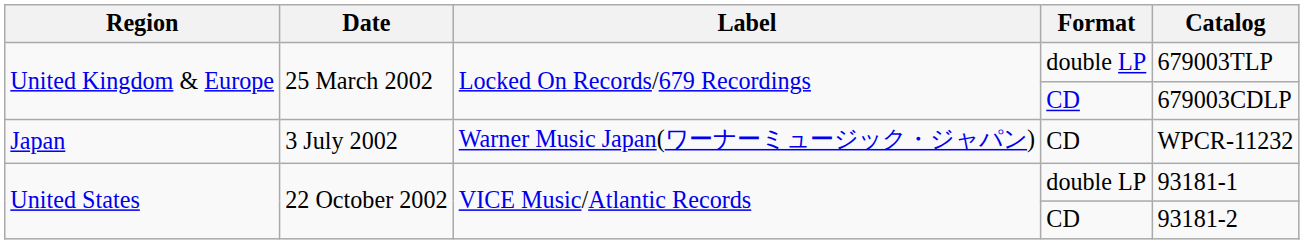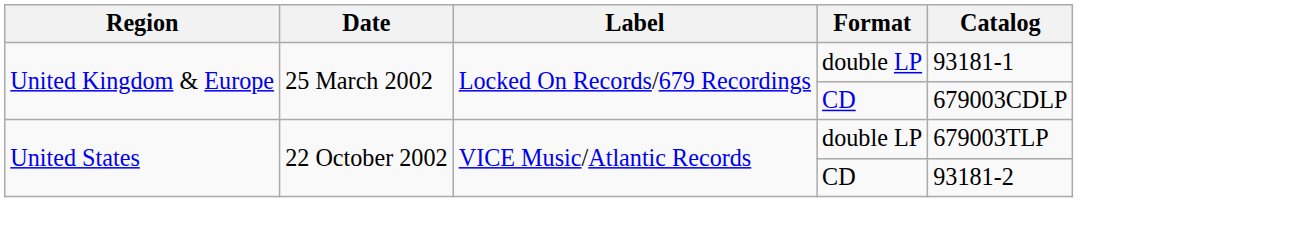(1215, 61) 679003TLP -> (974, 61) 93181-1
- row: (38, 140)
(1198, 181) 93181-1 -> (991, 138) 679003TLP
